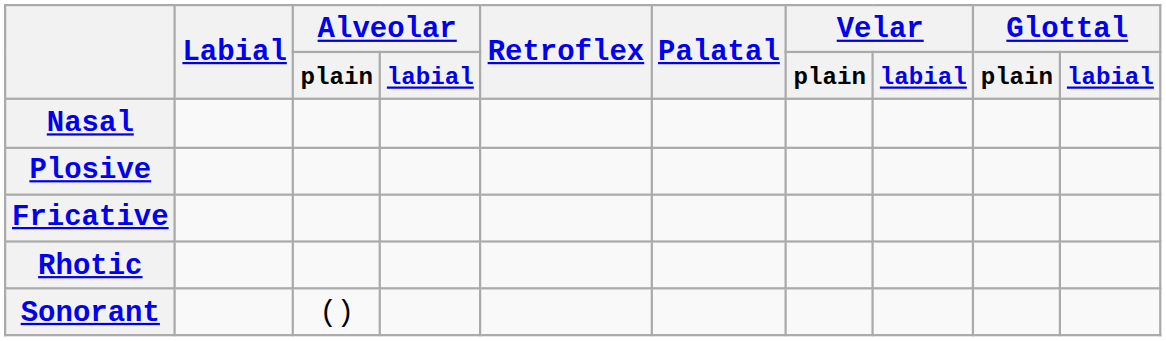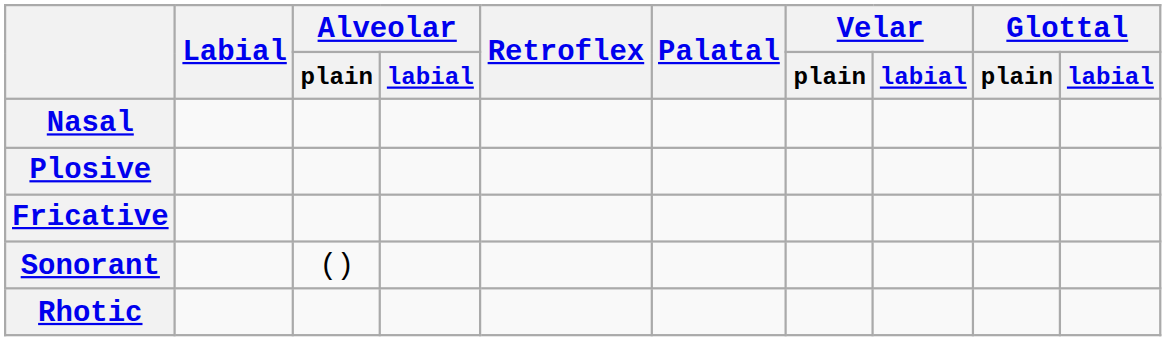rows swapped: (90, 265) <-> (90, 312)
